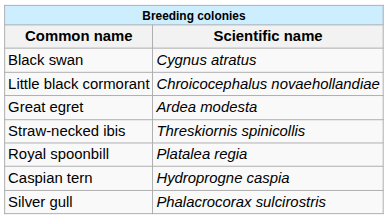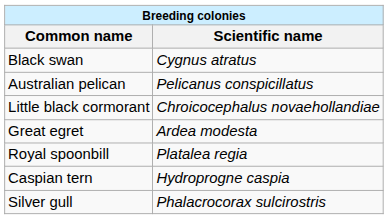+ row: (67, 83)
- row: (67, 131)
